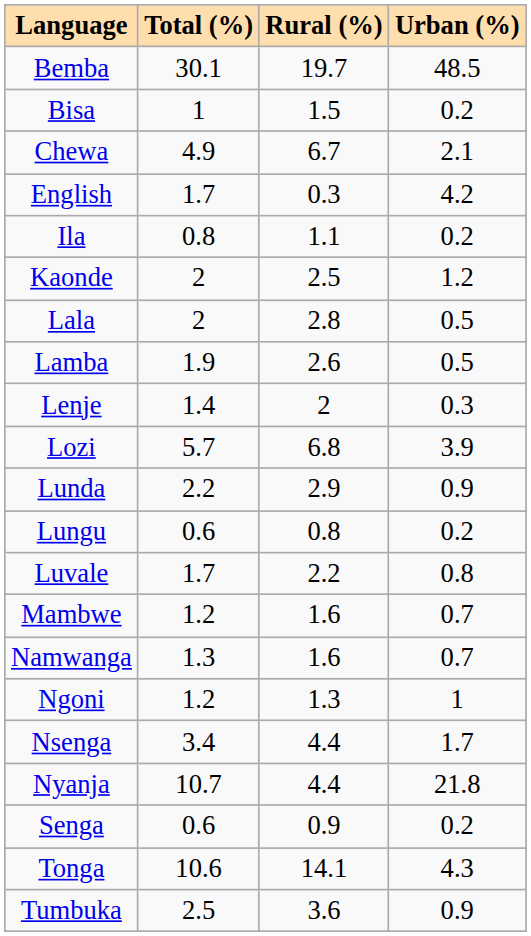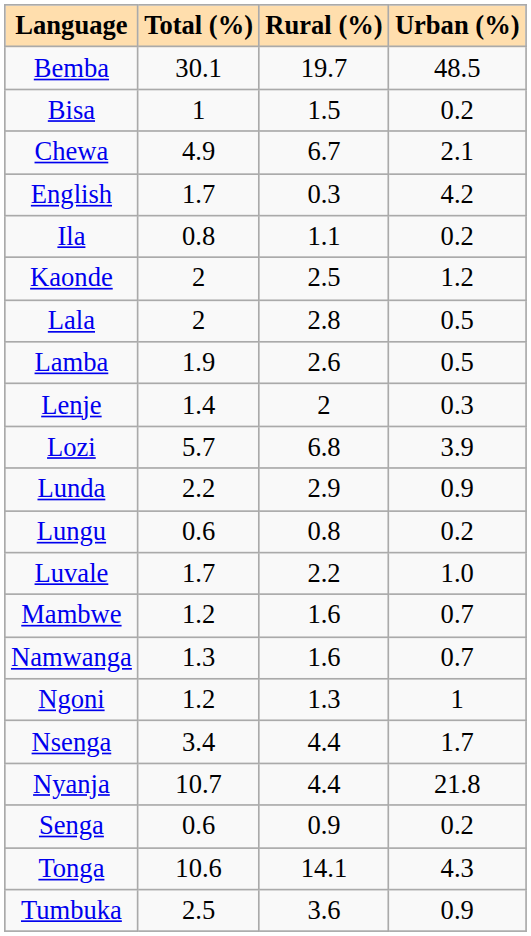(457, 573) 0.8 -> (457, 573) 1.0
